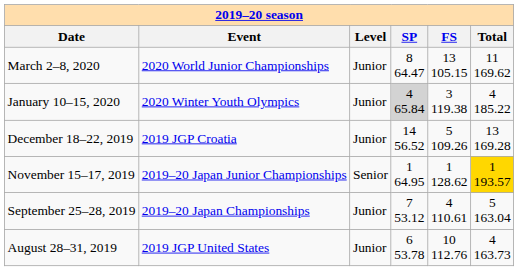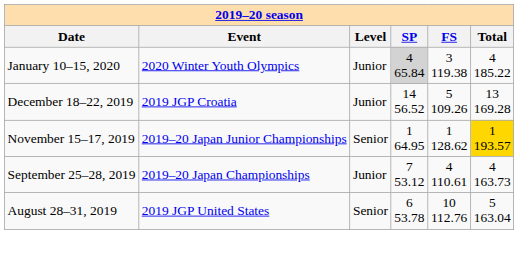- row: (54, 65)
(492, 211) 5 163.04 -> (492, 174) 4 163.73
(370, 247) Junior -> (370, 211) Senior
(492, 247) 4 163.73 -> (492, 211) 5 163.04
